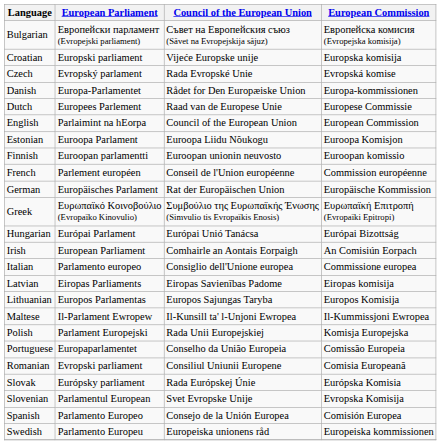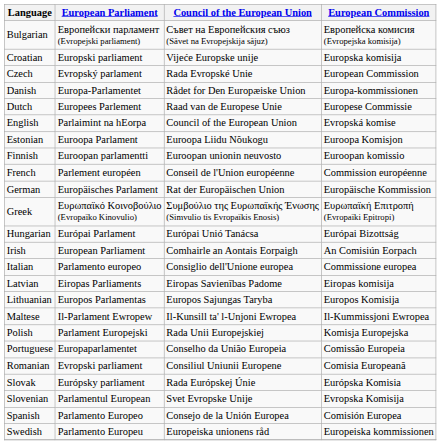(360, 73) Evropská komise -> (371, 73) European Commission
(371, 123) European Commission -> (360, 123) Evropská komise
